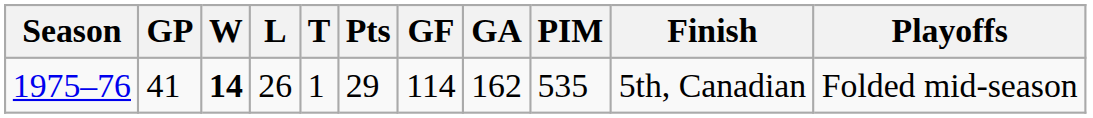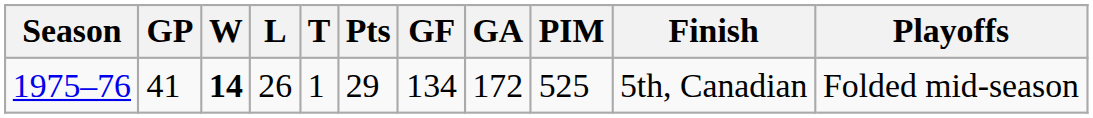(431, 84) 114 -> (432, 84) 134
(497, 84) 162 -> (498, 84) 172
(563, 84) 535 -> (564, 84) 525
